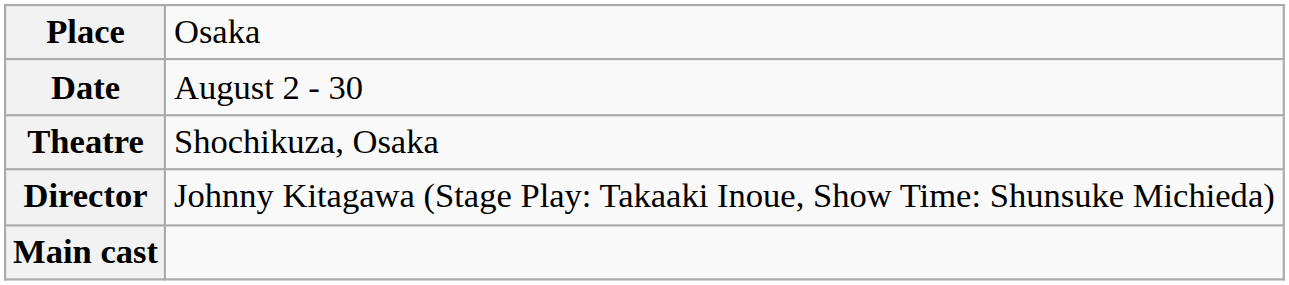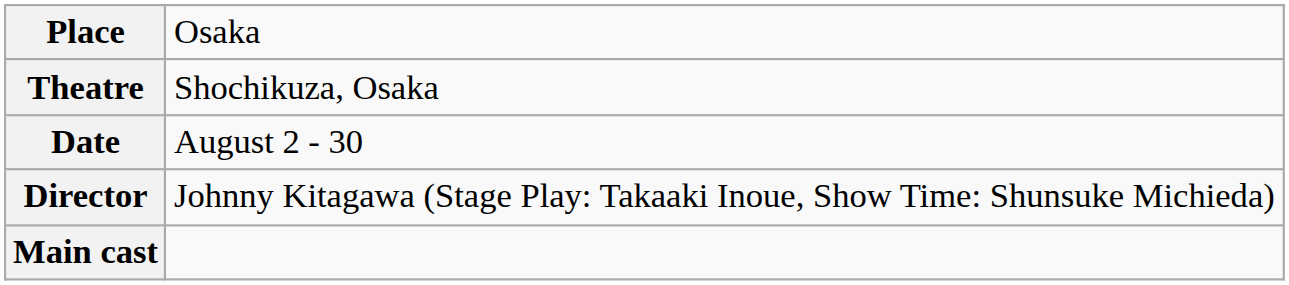rows swapped: (86, 86) <-> (86, 141)
